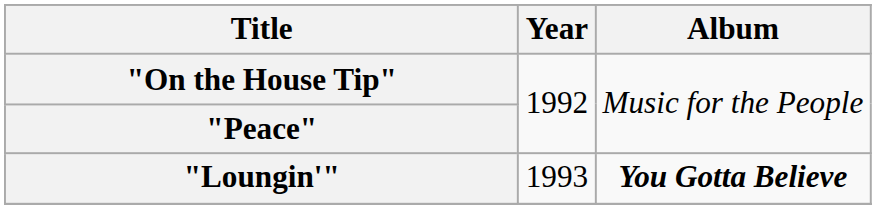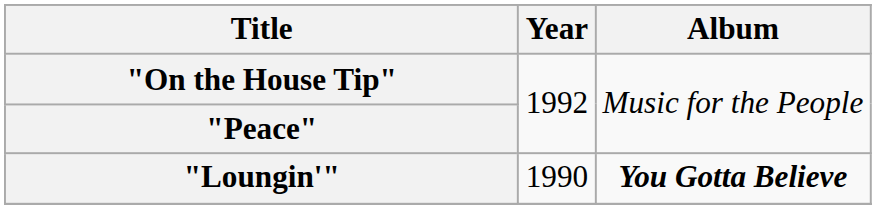(557, 177) 1993 -> (557, 177) 1990
